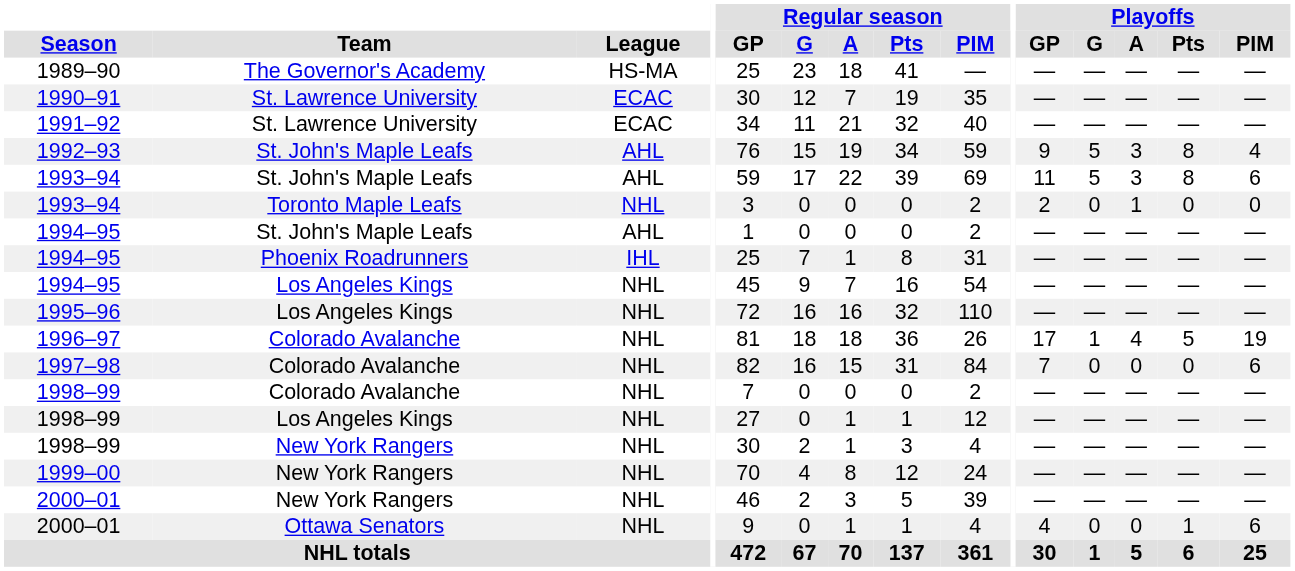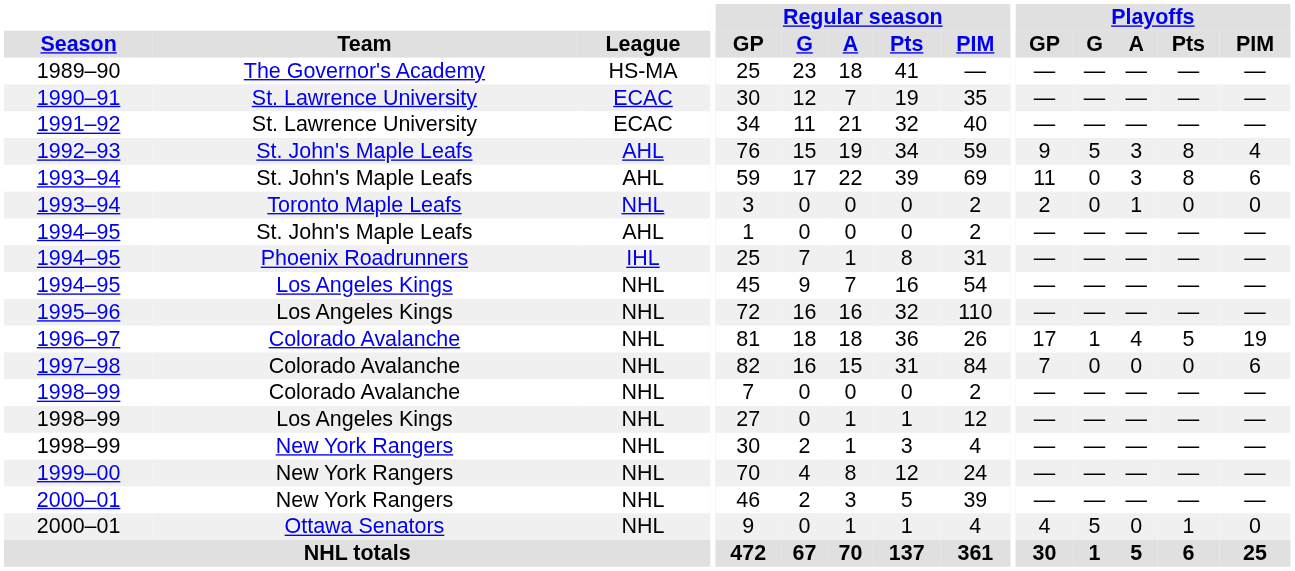(1094, 178) 5 -> (1094, 178) 0
(1094, 526) 0 -> (1094, 526) 5
(1255, 526) 6 -> (1255, 526) 0
